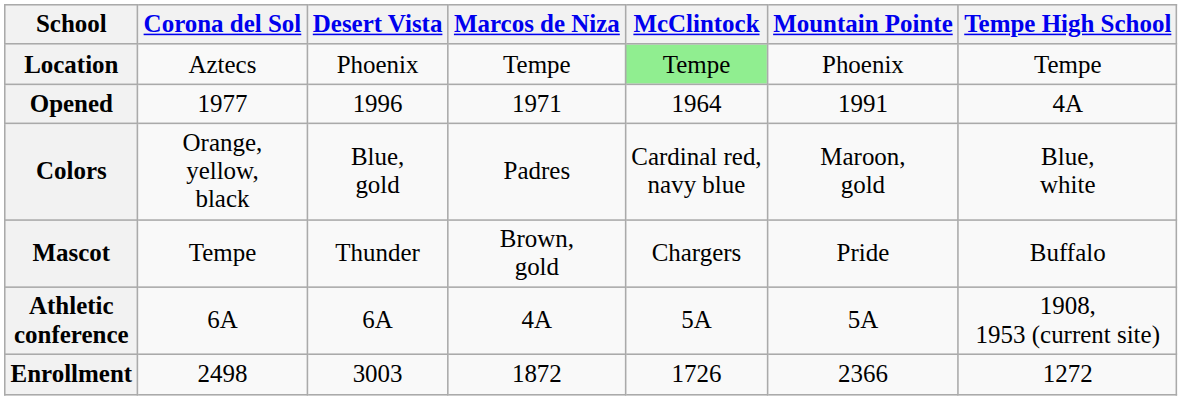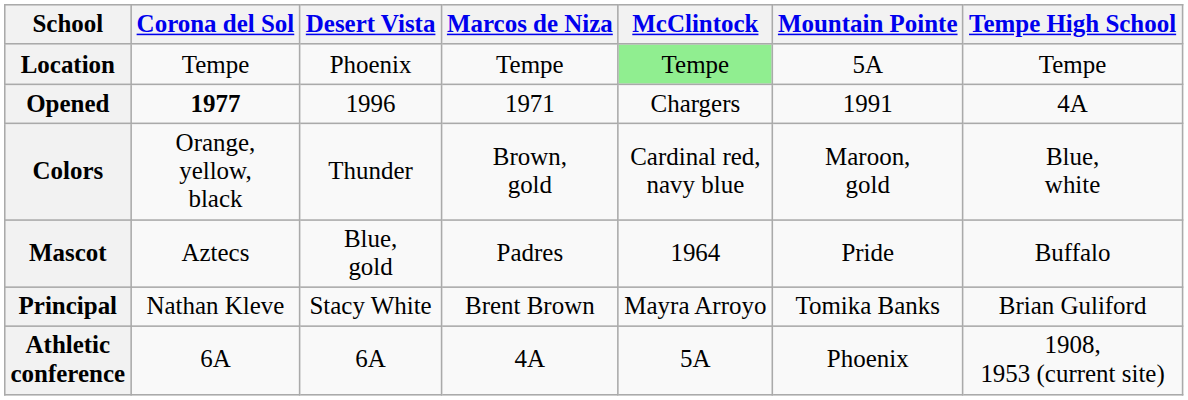(222, 63) Aztecs -> (215, 63) Tempe
(863, 63) Phoenix -> (868, 63) 5A
(222, 103) normal -> (215, 103) bold
(696, 103) 1964 -> (695, 103) Chargers
(378, 171) Blue, gold -> (371, 171) Thunder
(537, 171) Padres -> (530, 171) Brown, gold
(222, 252) Tempe -> (215, 252) Aztecs
(378, 252) Thunder -> (371, 252) Blue, gold
(537, 252) Brown, gold -> (530, 252) Padres
(696, 252) Chargers -> (695, 252) 1964
+ row: (68, 306)
(863, 320) 5A -> (868, 360) Phoenix
- row: (71, 374)
